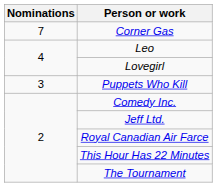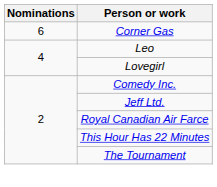(41, 31) 7 -> (41, 31) 6
- row: (145, 84)
